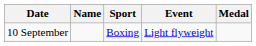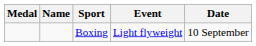columns swapped: (234, 14) <-> (38, 14)
